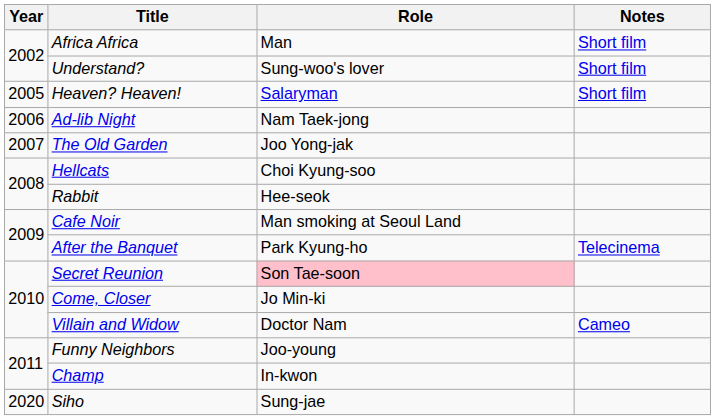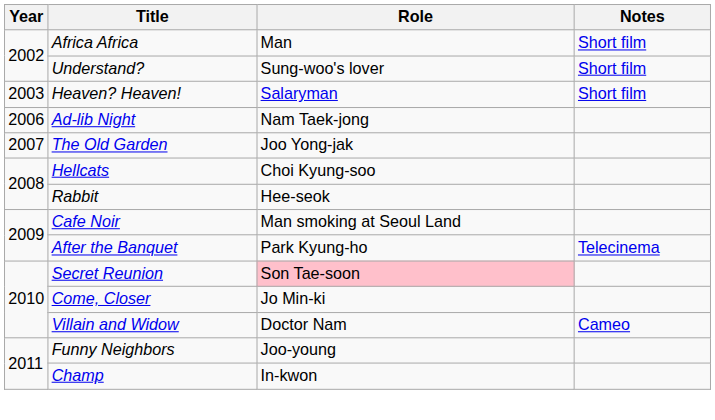(26, 94) 2005 -> (26, 94) 2003
- row: (68, 401)
